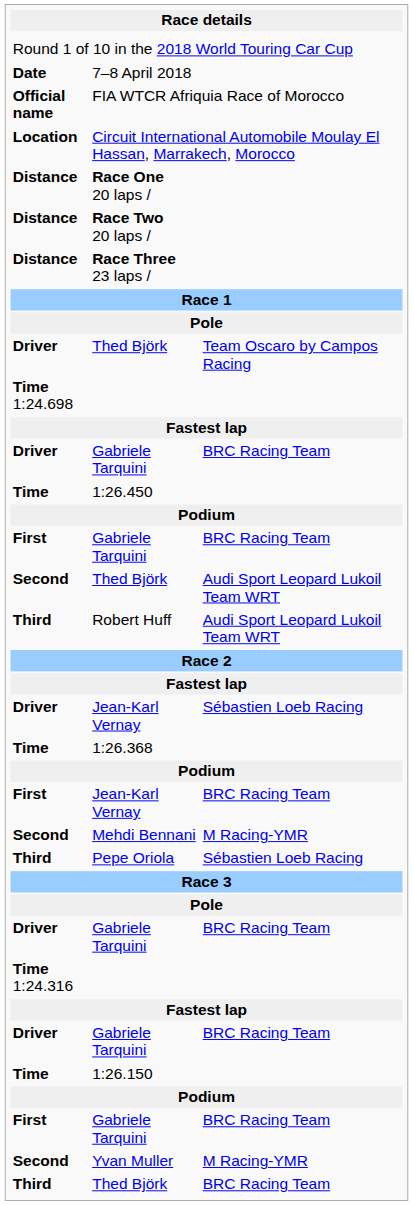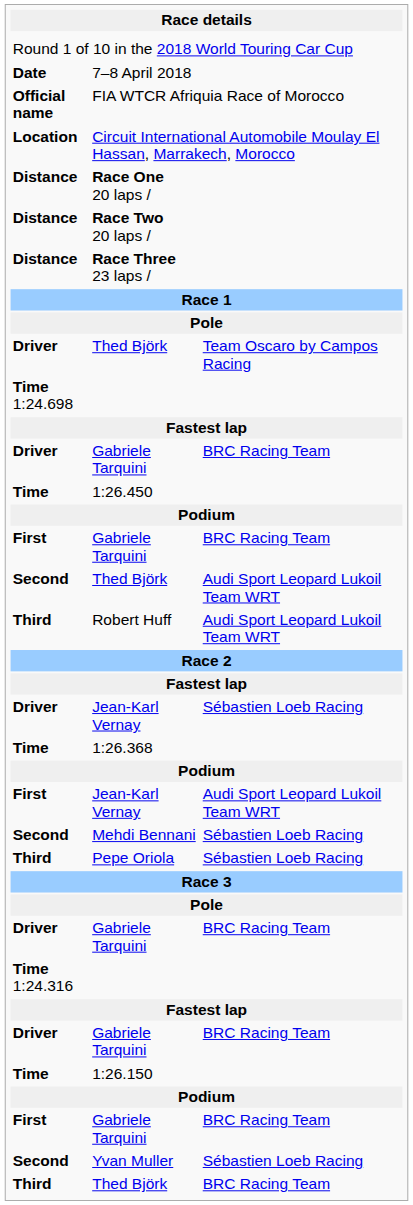(266, 794) BRC Racing Team -> (292, 803) Audi Sport Leopard Lukoil Team WRT
(255, 835) M Racing-YMR -> (283, 835) Sébastien Loeb Racing
(255, 1161) M Racing-YMR -> (283, 1161) Sébastien Loeb Racing
